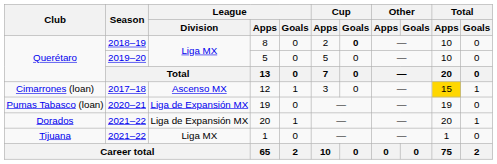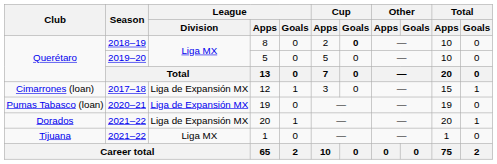(199, 89) Ascenso MX -> (199, 89) Liga de Expansión MX
(446, 89) gold background -> (446, 89) no background
